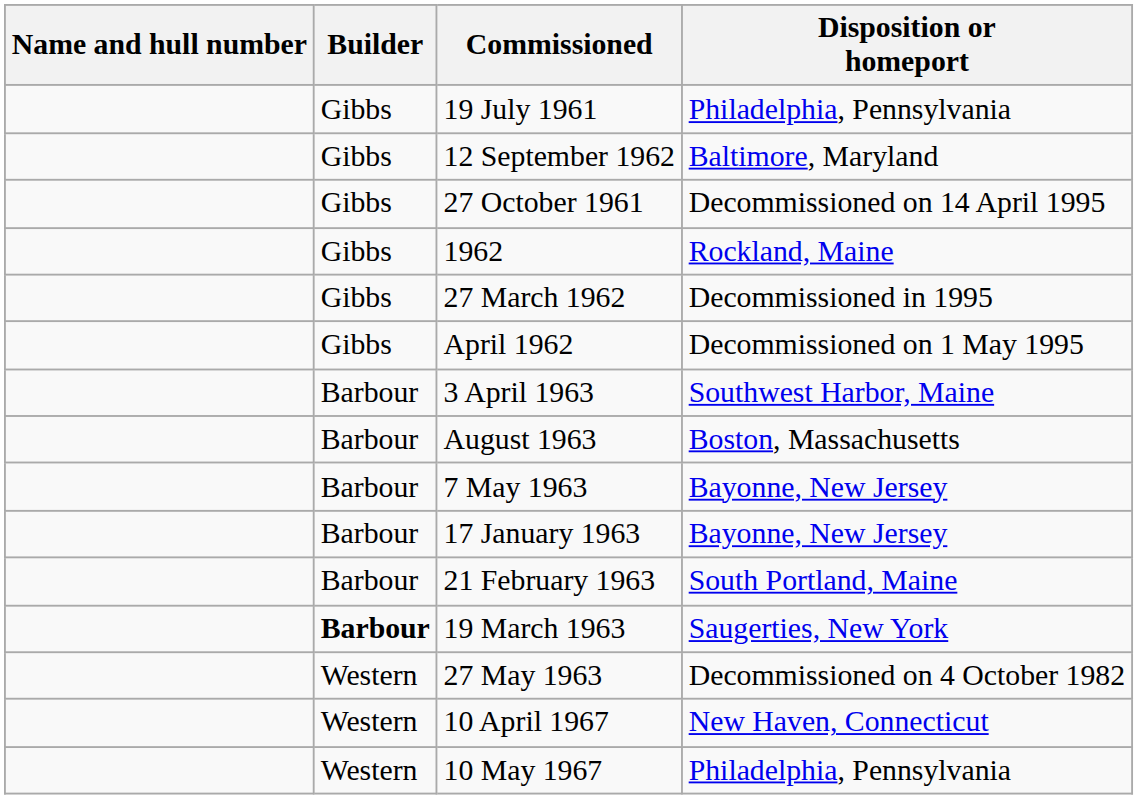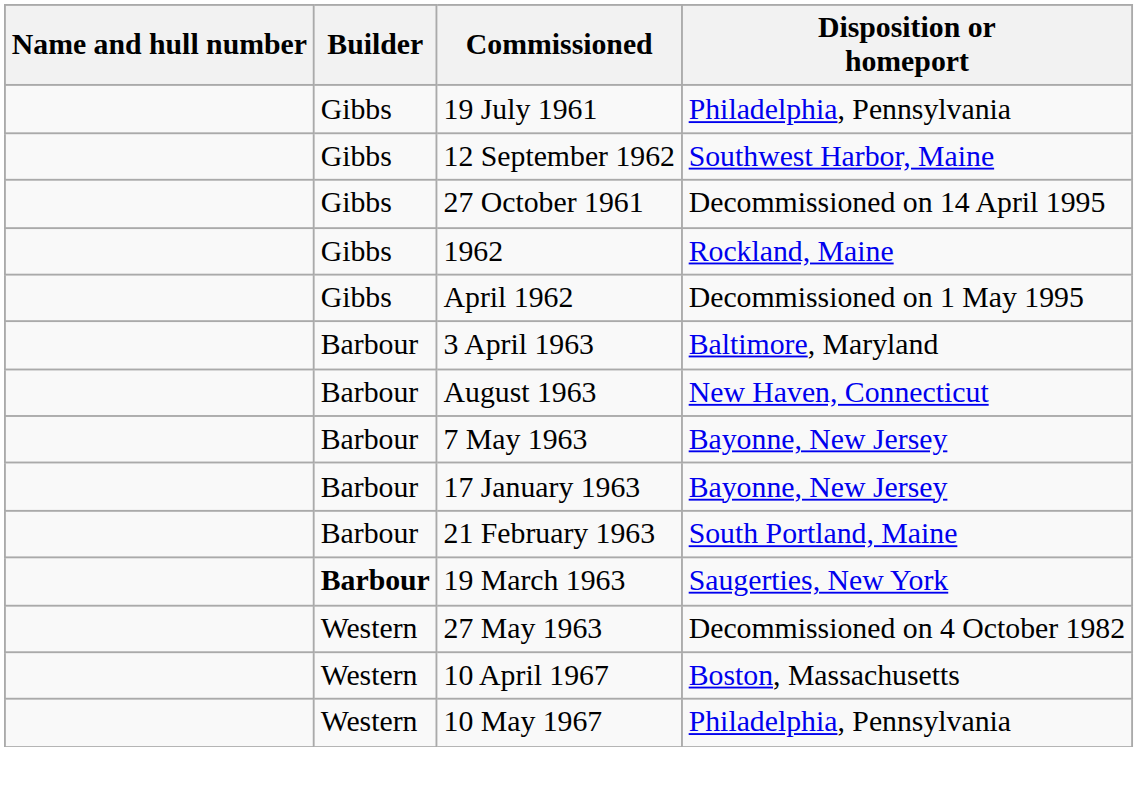(813, 155) Baltimore, Maryland -> (841, 155) Southwest Harbor, Maine
- row: (534, 297)
(841, 391) Southwest Harbor, Maine -> (813, 344) Baltimore, Maryland
(824, 439) Boston, Massachusetts -> (839, 391) New Haven, Connecticut
(839, 722) New Haven, Connecticut -> (824, 675) Boston, Massachusetts
